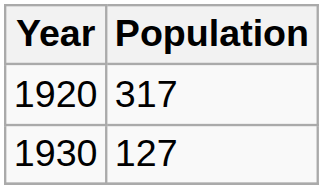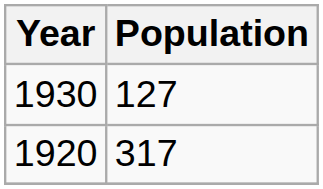rows swapped: (56, 93) <-> (56, 153)
